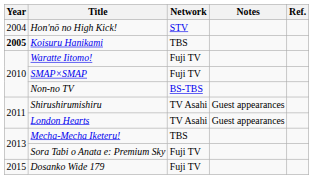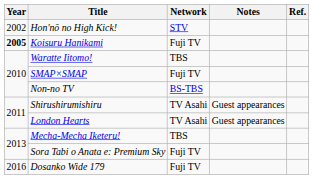(16, 27) 2004 -> (16, 27) 2002
(179, 43) TBS -> (185, 43) Fuji TV
(185, 58) Fuji TV -> (179, 58) TBS
(16, 167) 2015 -> (16, 167) 2016
